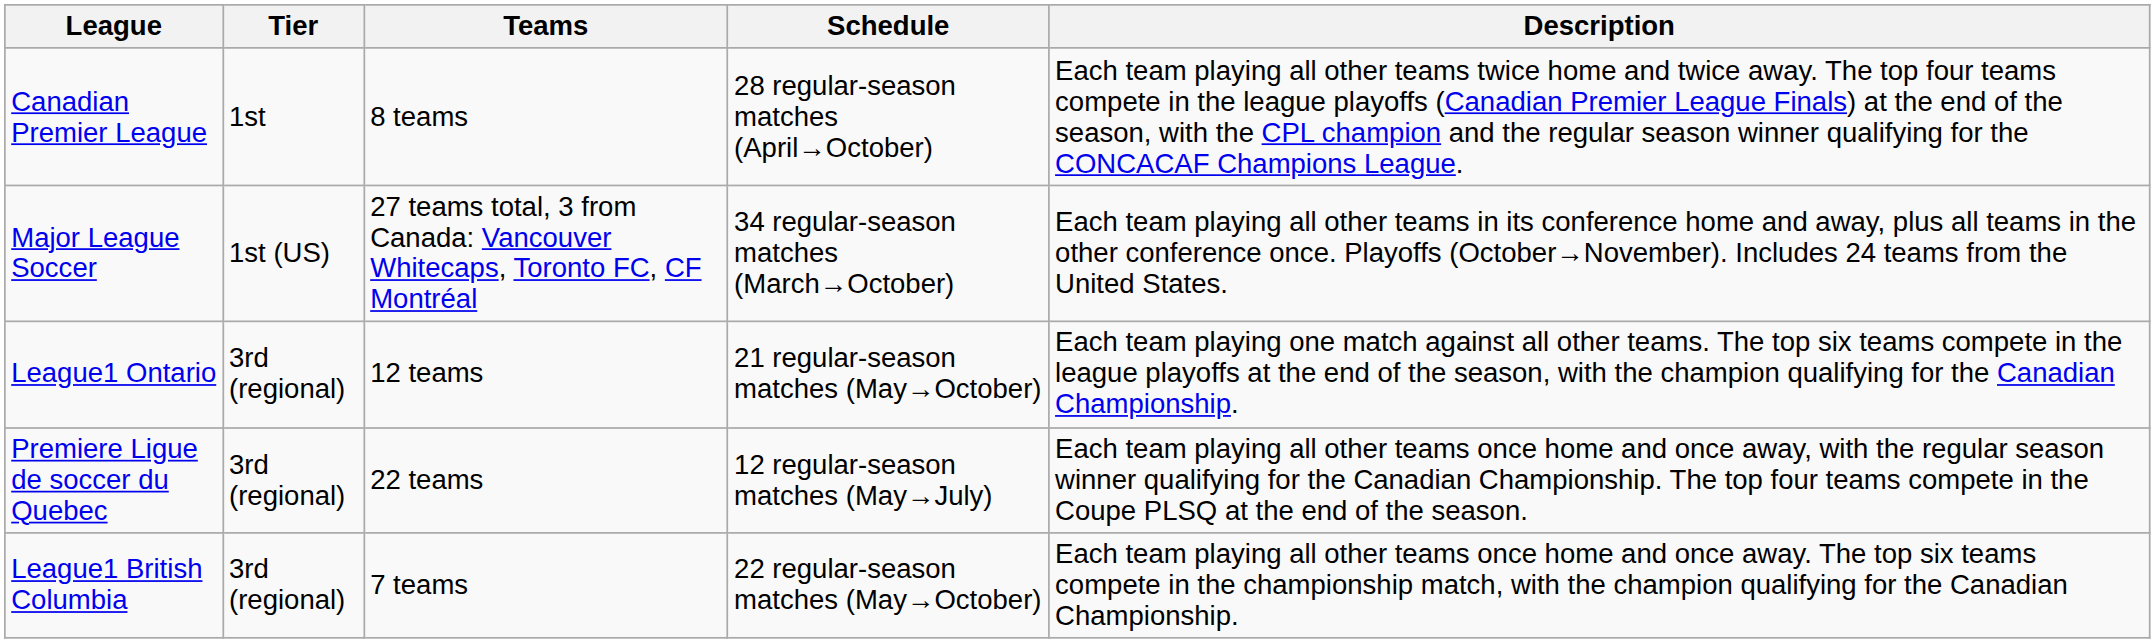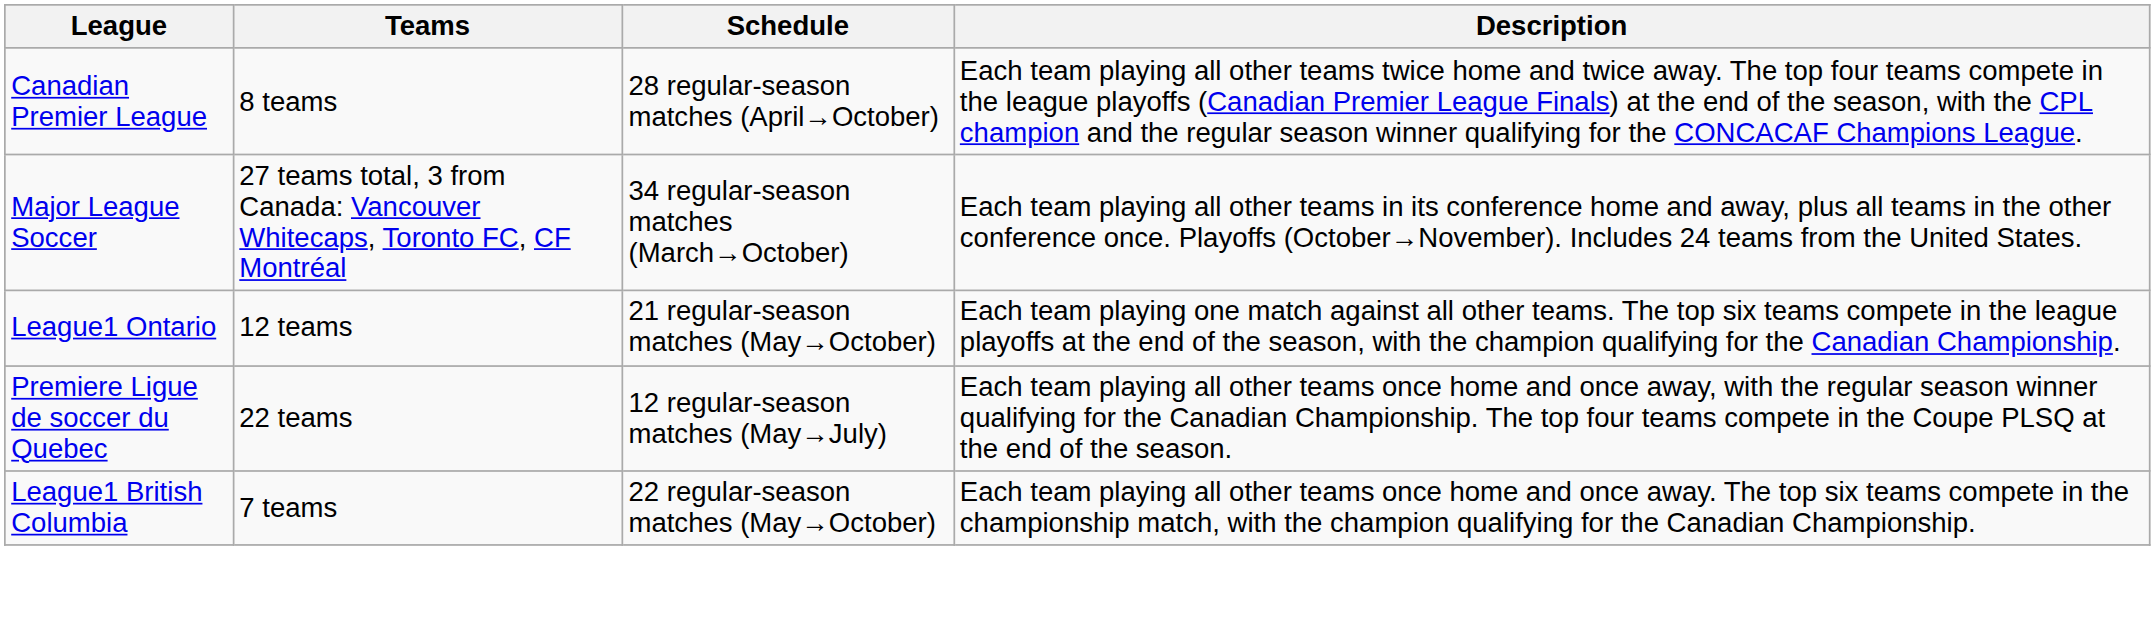- column: (293, 26)
